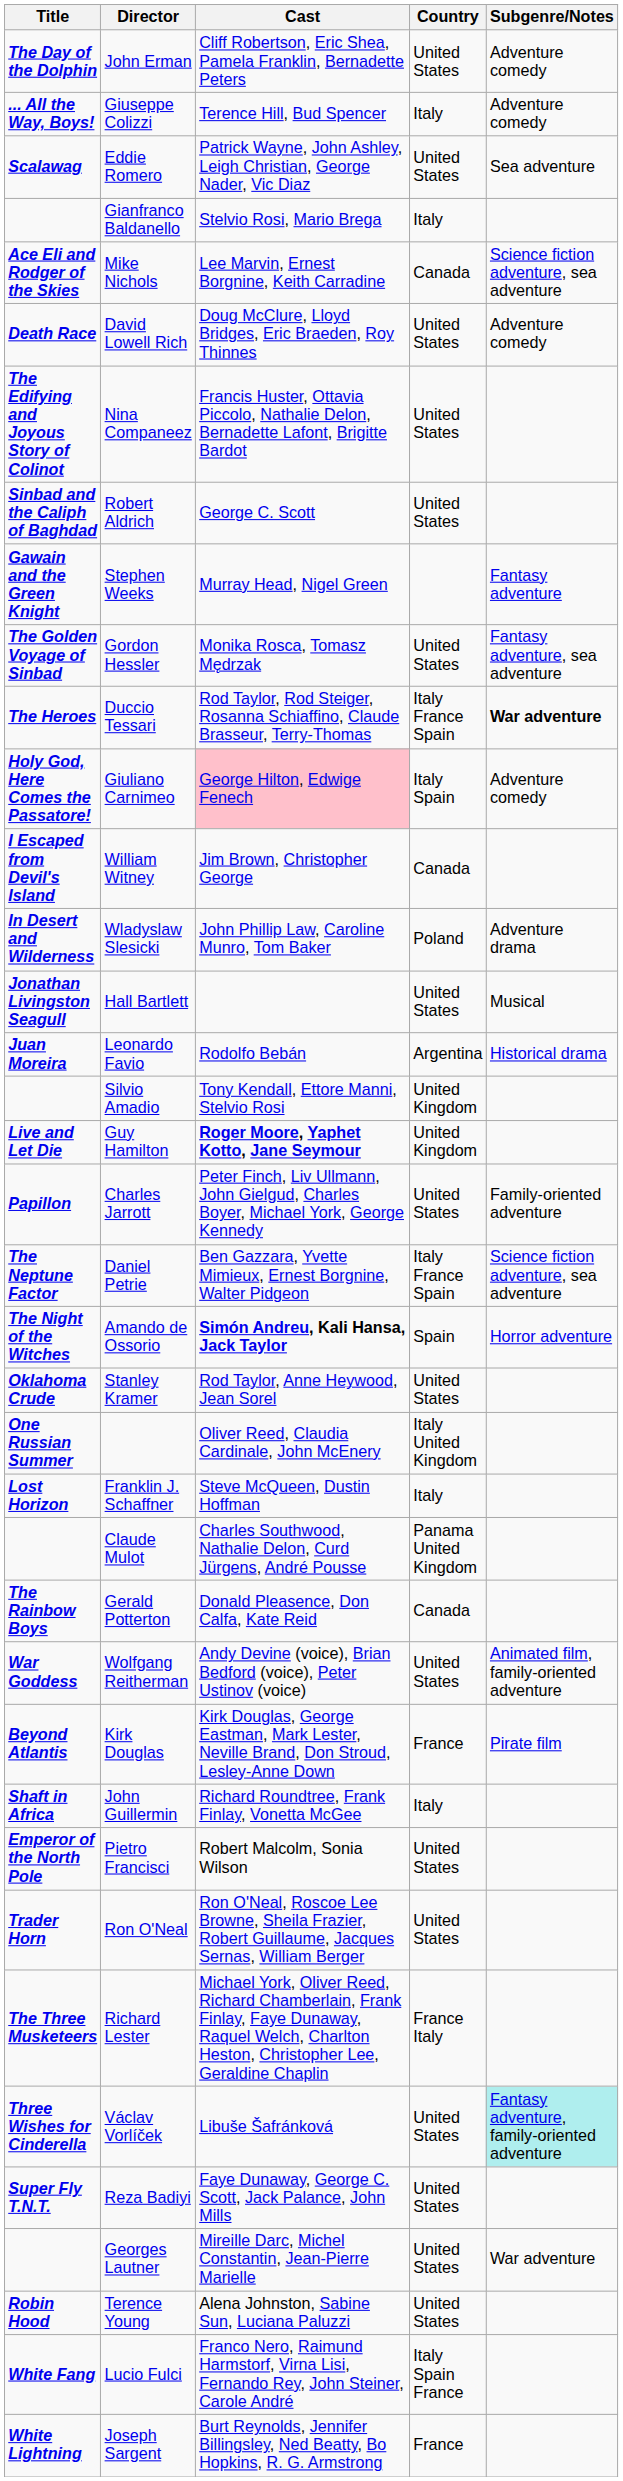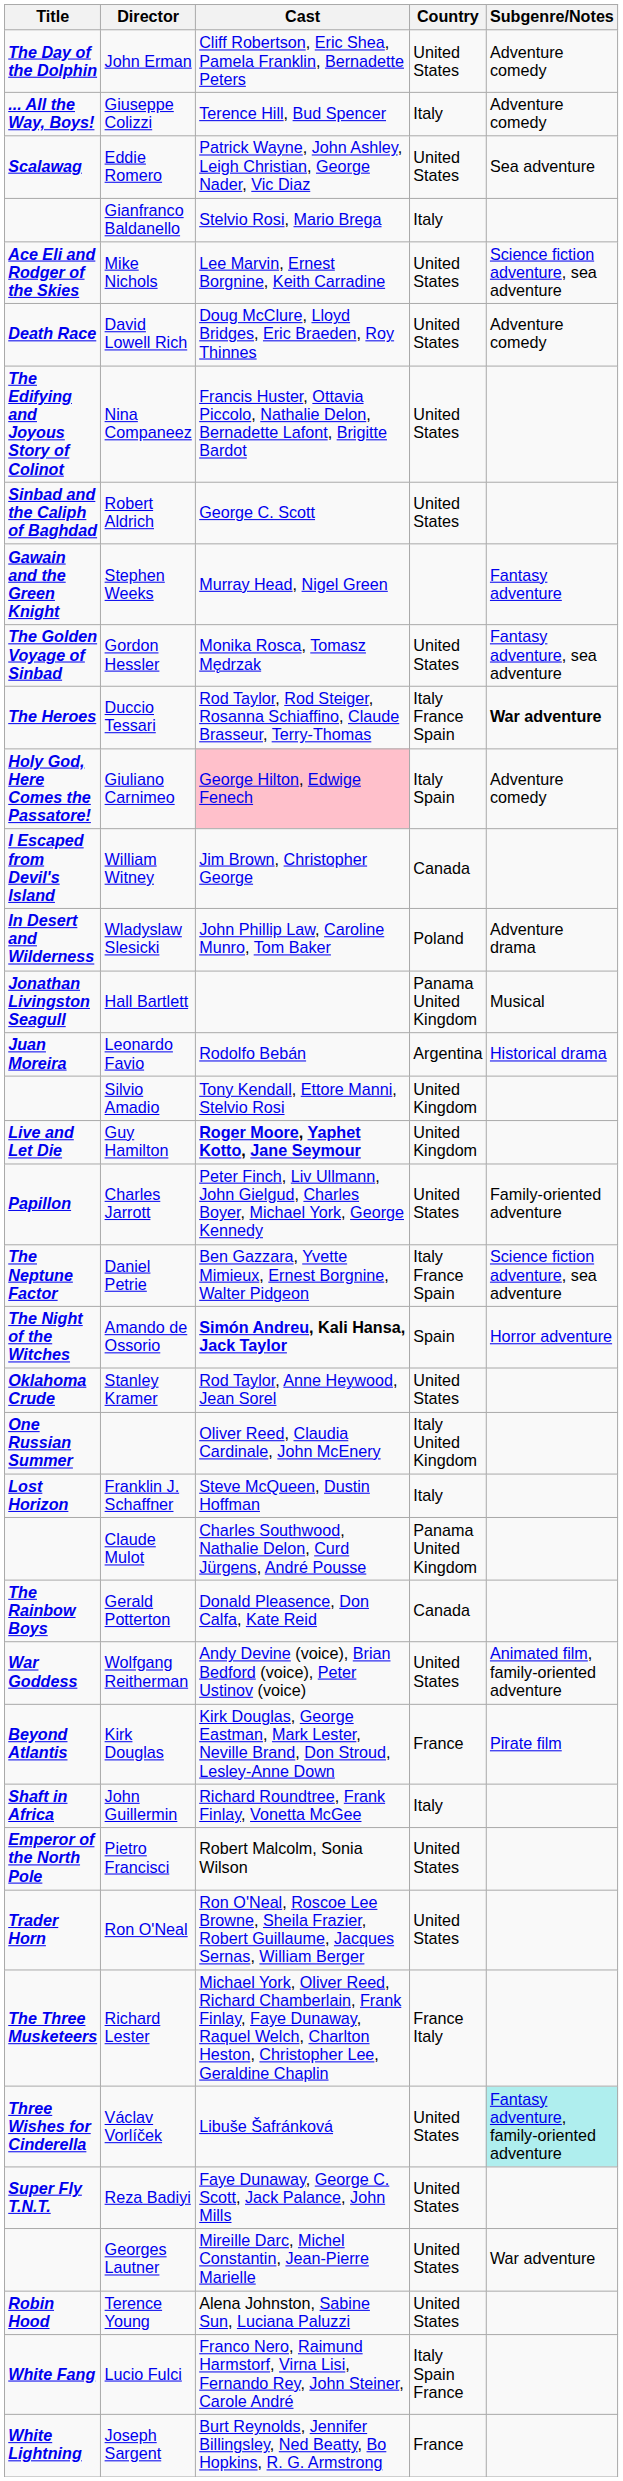(442, 272) Canada -> (437, 272) United States
(437, 1001) United States -> (445, 1001) Panama United Kingdom
